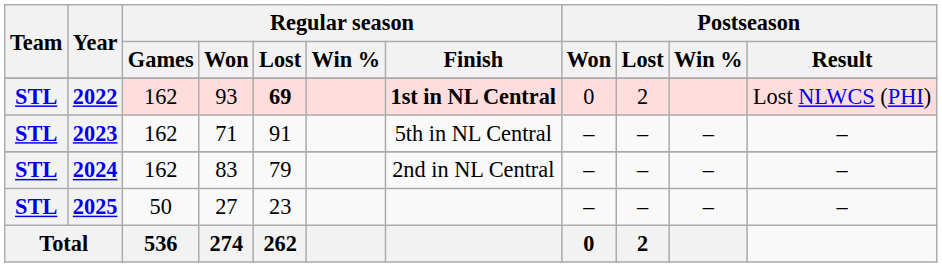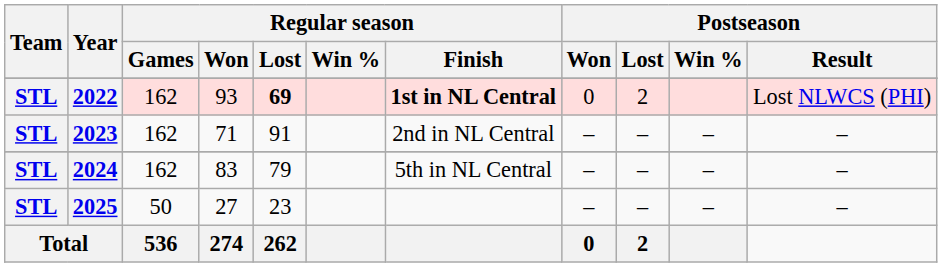(473, 133) 5th in NL Central -> (473, 133) 2nd in NL Central
(473, 170) 2nd in NL Central -> (473, 170) 5th in NL Central
